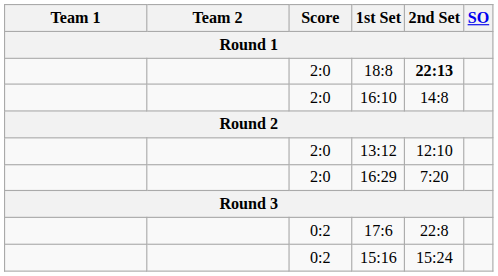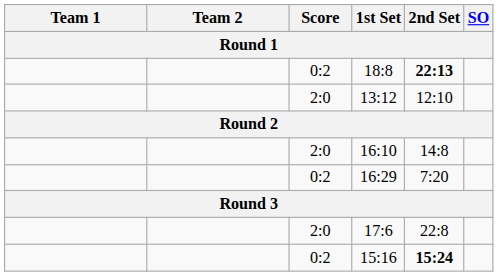(320, 71) 2:0 -> (320, 71) 0:2
rows swapped: (378, 151) <-> (378, 97)
(320, 177) 2:0 -> (320, 177) 0:2
(320, 230) 0:2 -> (320, 230) 2:0
(434, 257) normal -> (434, 257) bold
